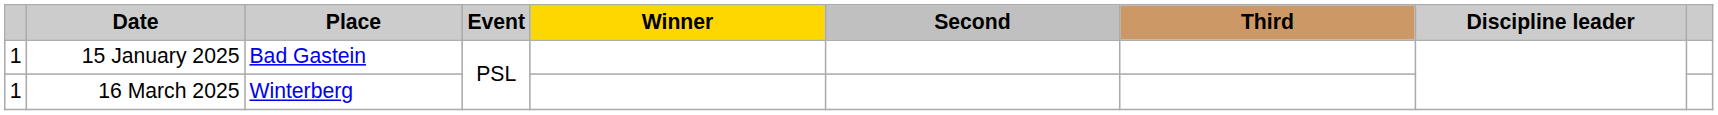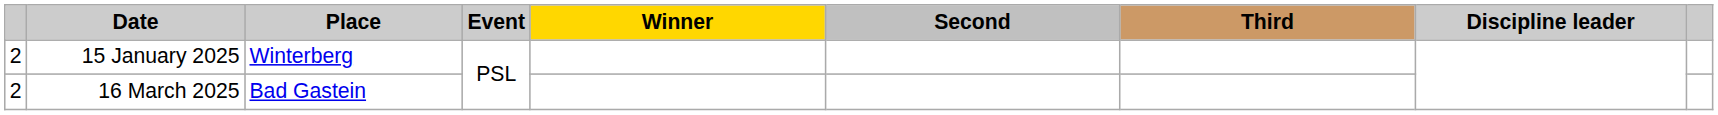(16, 56) 1 -> (16, 56) 2
(308, 56) Bad Gastein -> (301, 56) Winterberg
(16, 90) 1 -> (16, 90) 2
(301, 90) Winterberg -> (308, 90) Bad Gastein
